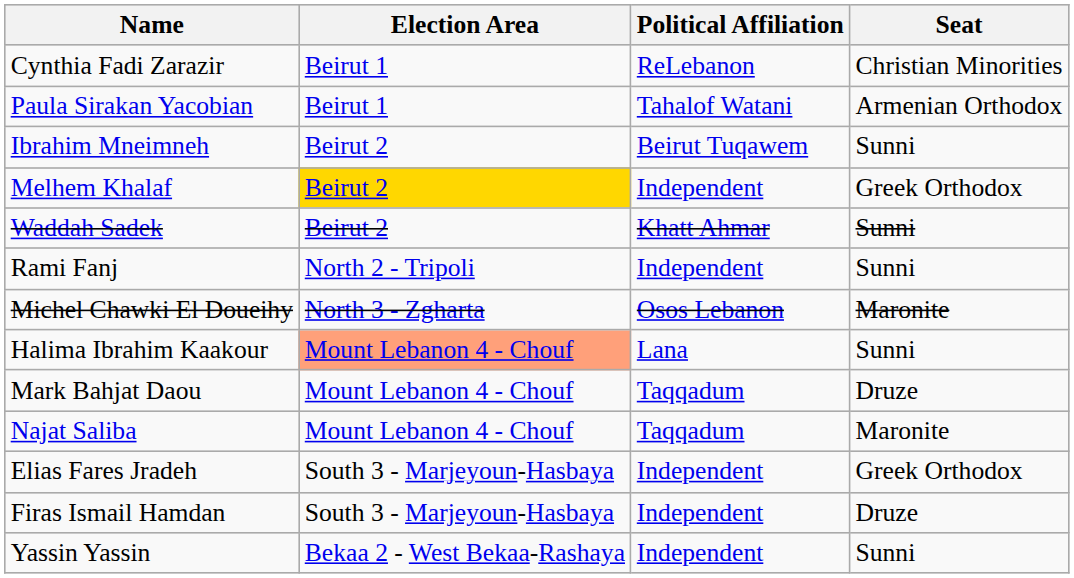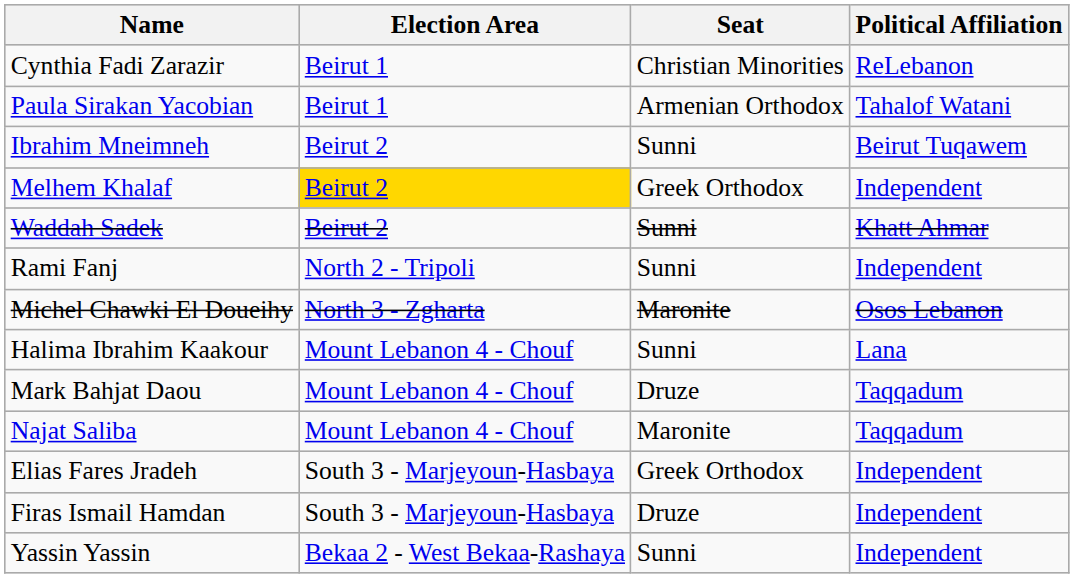columns swapped: (740, 24) <-> (959, 24)
(439, 349) lightsalmon background -> (439, 349) no background
